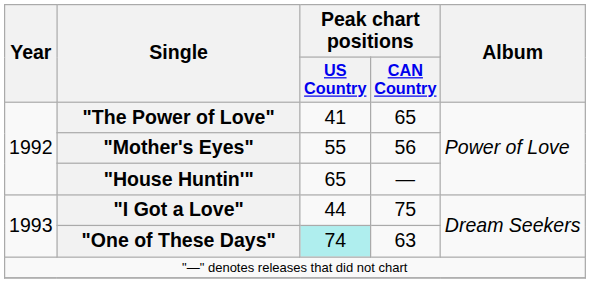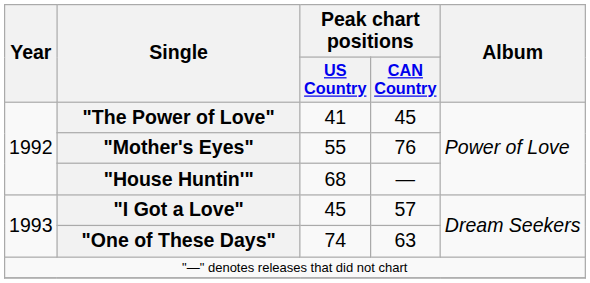(405, 117) 65 -> (405, 117) 45
(405, 148) 56 -> (405, 148) 76
(335, 179) 65 -> (335, 179) 68
(335, 210) 44 -> (335, 210) 45
(405, 210) 75 -> (405, 210) 57
(335, 241) paleturquoise background -> (335, 241) no background
